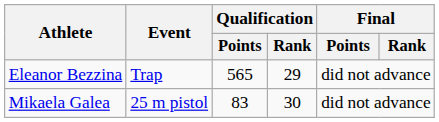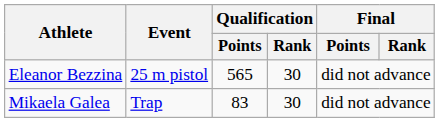(146, 74) Trap -> (169, 74) 25 m pistol
(292, 74) 29 -> (292, 74) 30
(169, 103) 25 m pistol -> (146, 103) Trap
